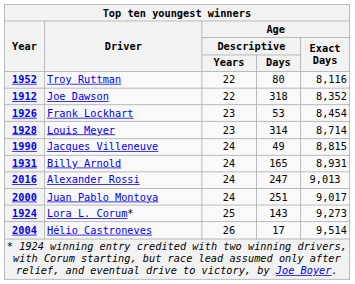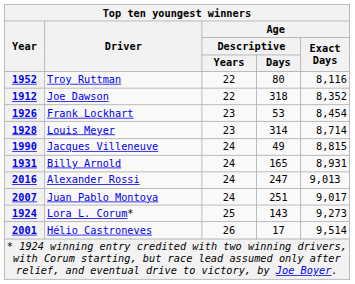(24, 197) 2000 -> (24, 197) 2007
(24, 230) 2004 -> (24, 230) 2001
